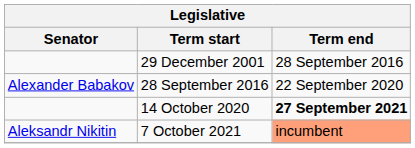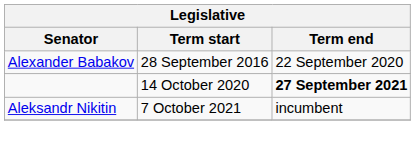- row: (203, 62)
(309, 131) lightsalmon background -> (309, 108) no background
